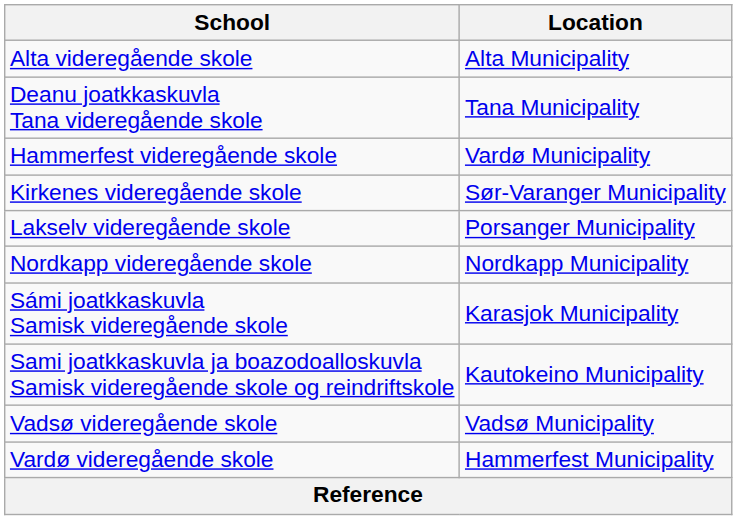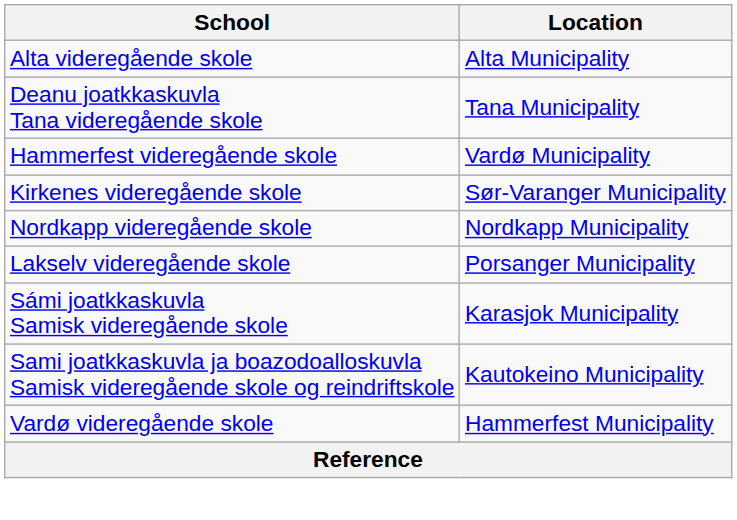rows swapped: (150, 228) <-> (161, 264)
- row: (144, 423)
